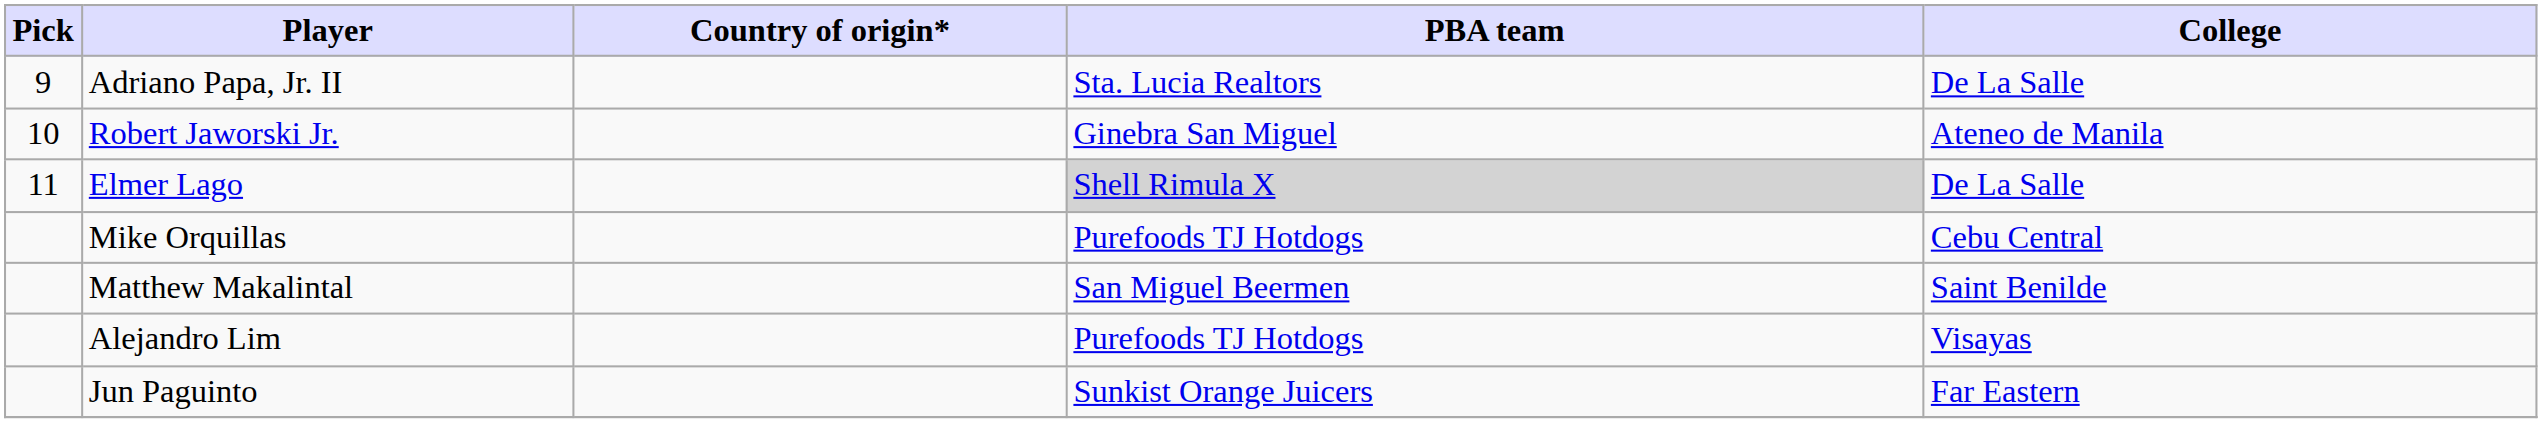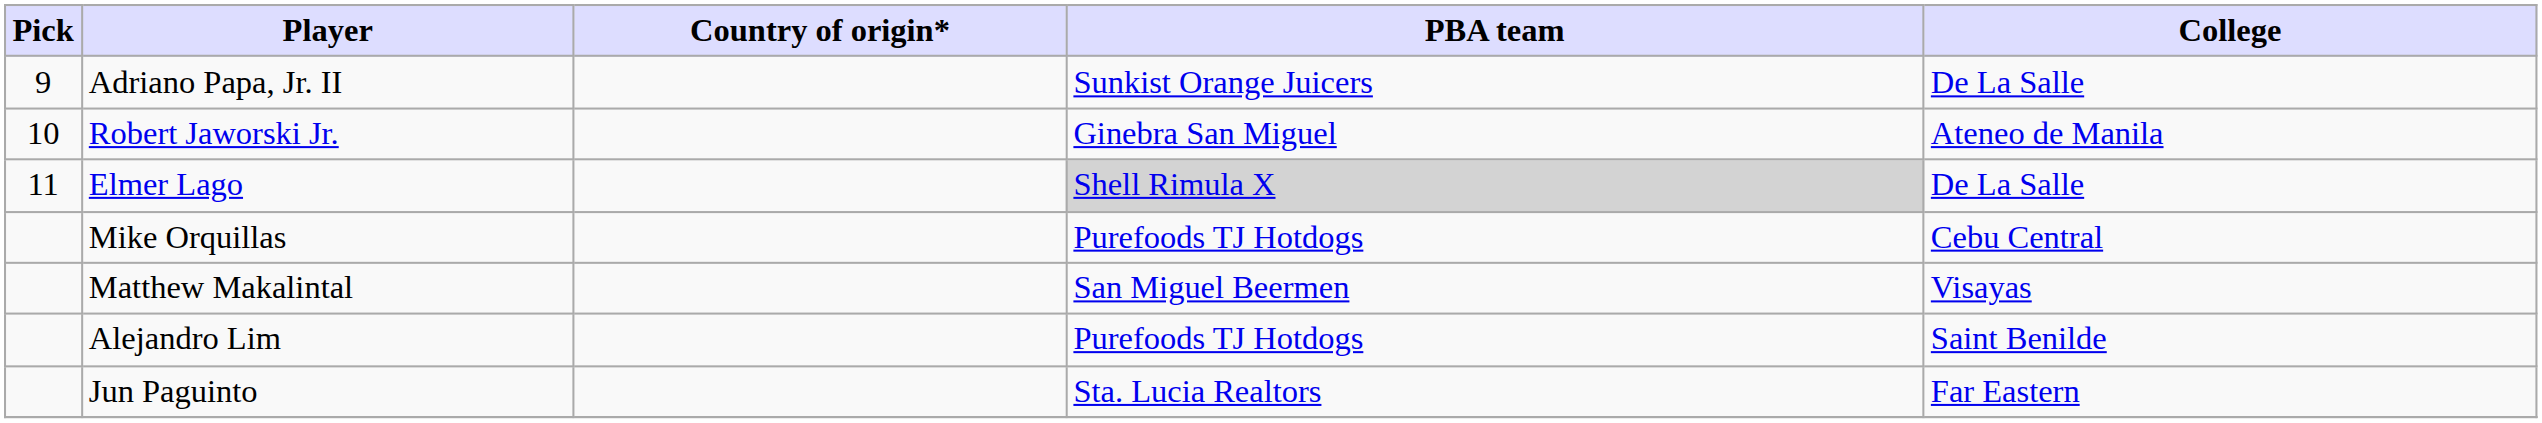(1197, 81) Sta. Lucia Realtors -> (1223, 81) Sunkist Orange Juicers
(2019, 287) Saint Benilde -> (1981, 287) Visayas
(1981, 339) Visayas -> (2019, 339) Saint Benilde
(1223, 390) Sunkist Orange Juicers -> (1197, 390) Sta. Lucia Realtors
